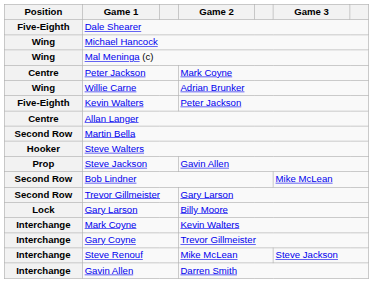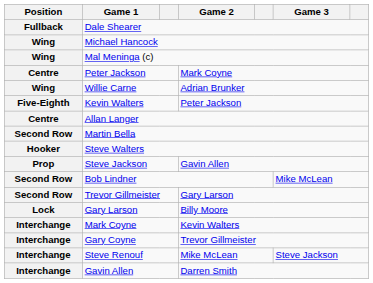(43, 27) Five-Eighth -> (43, 27) Fullback
